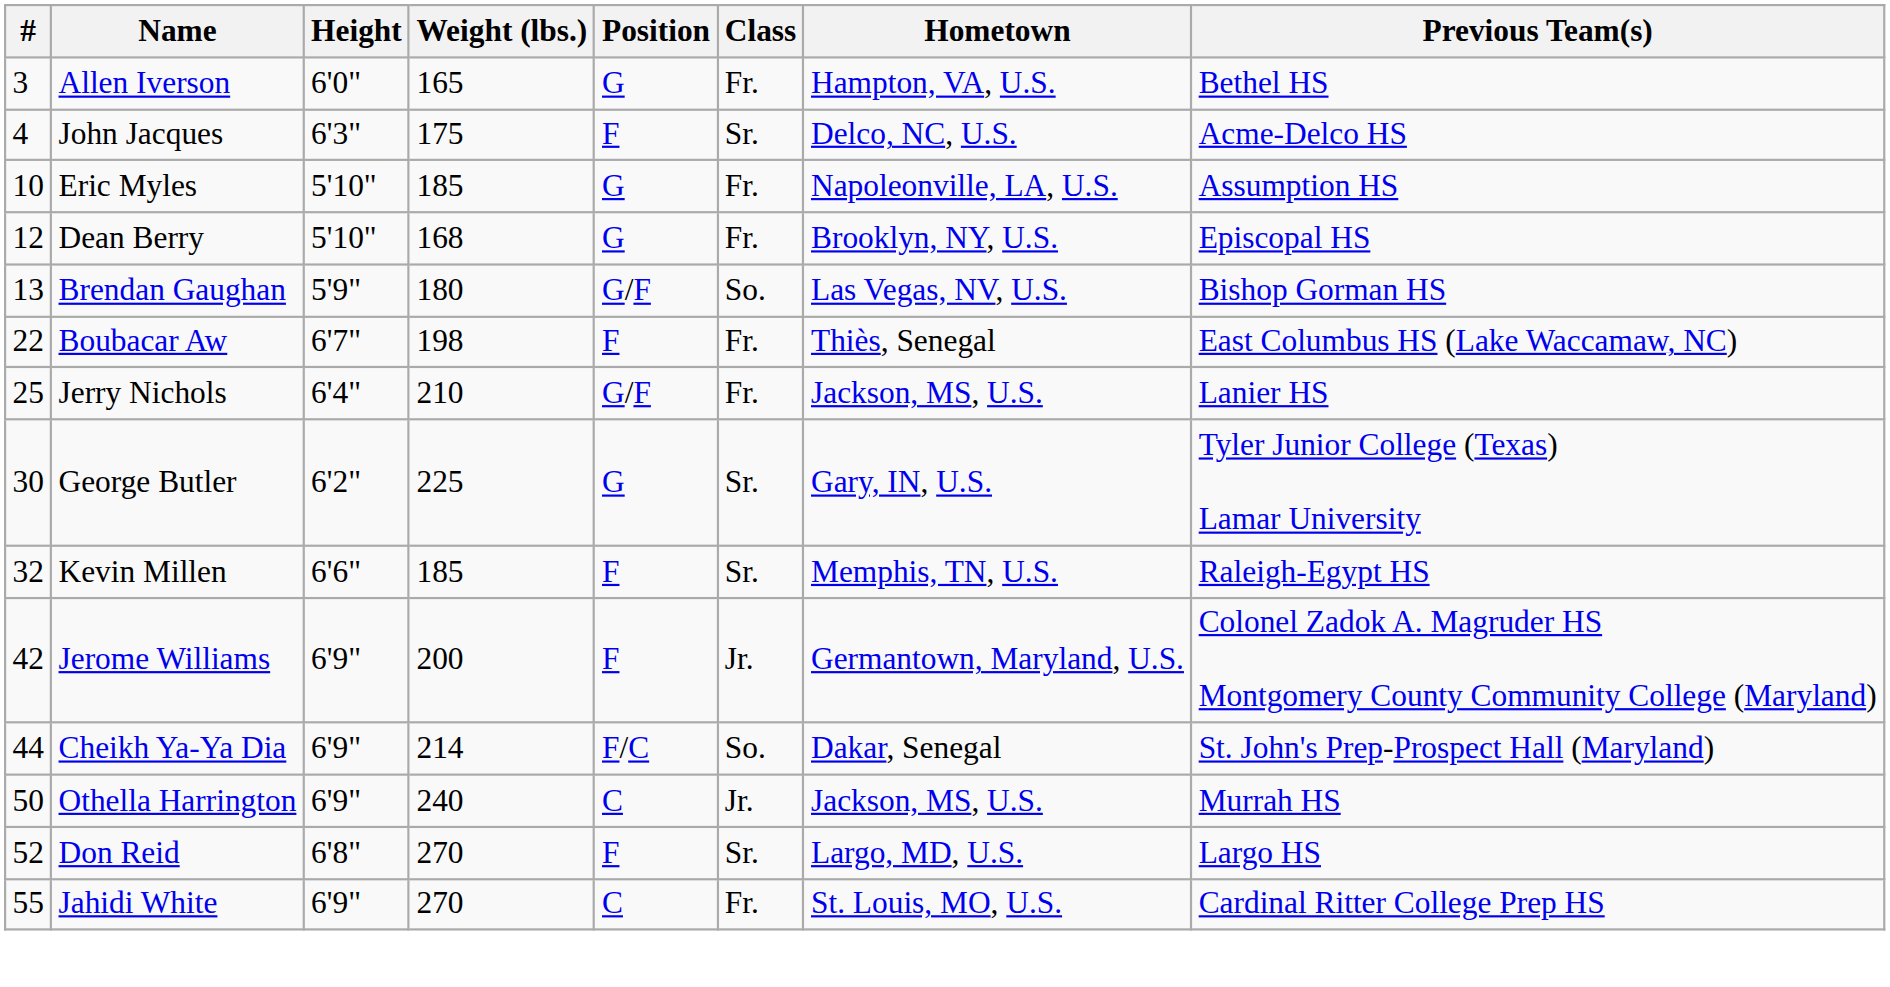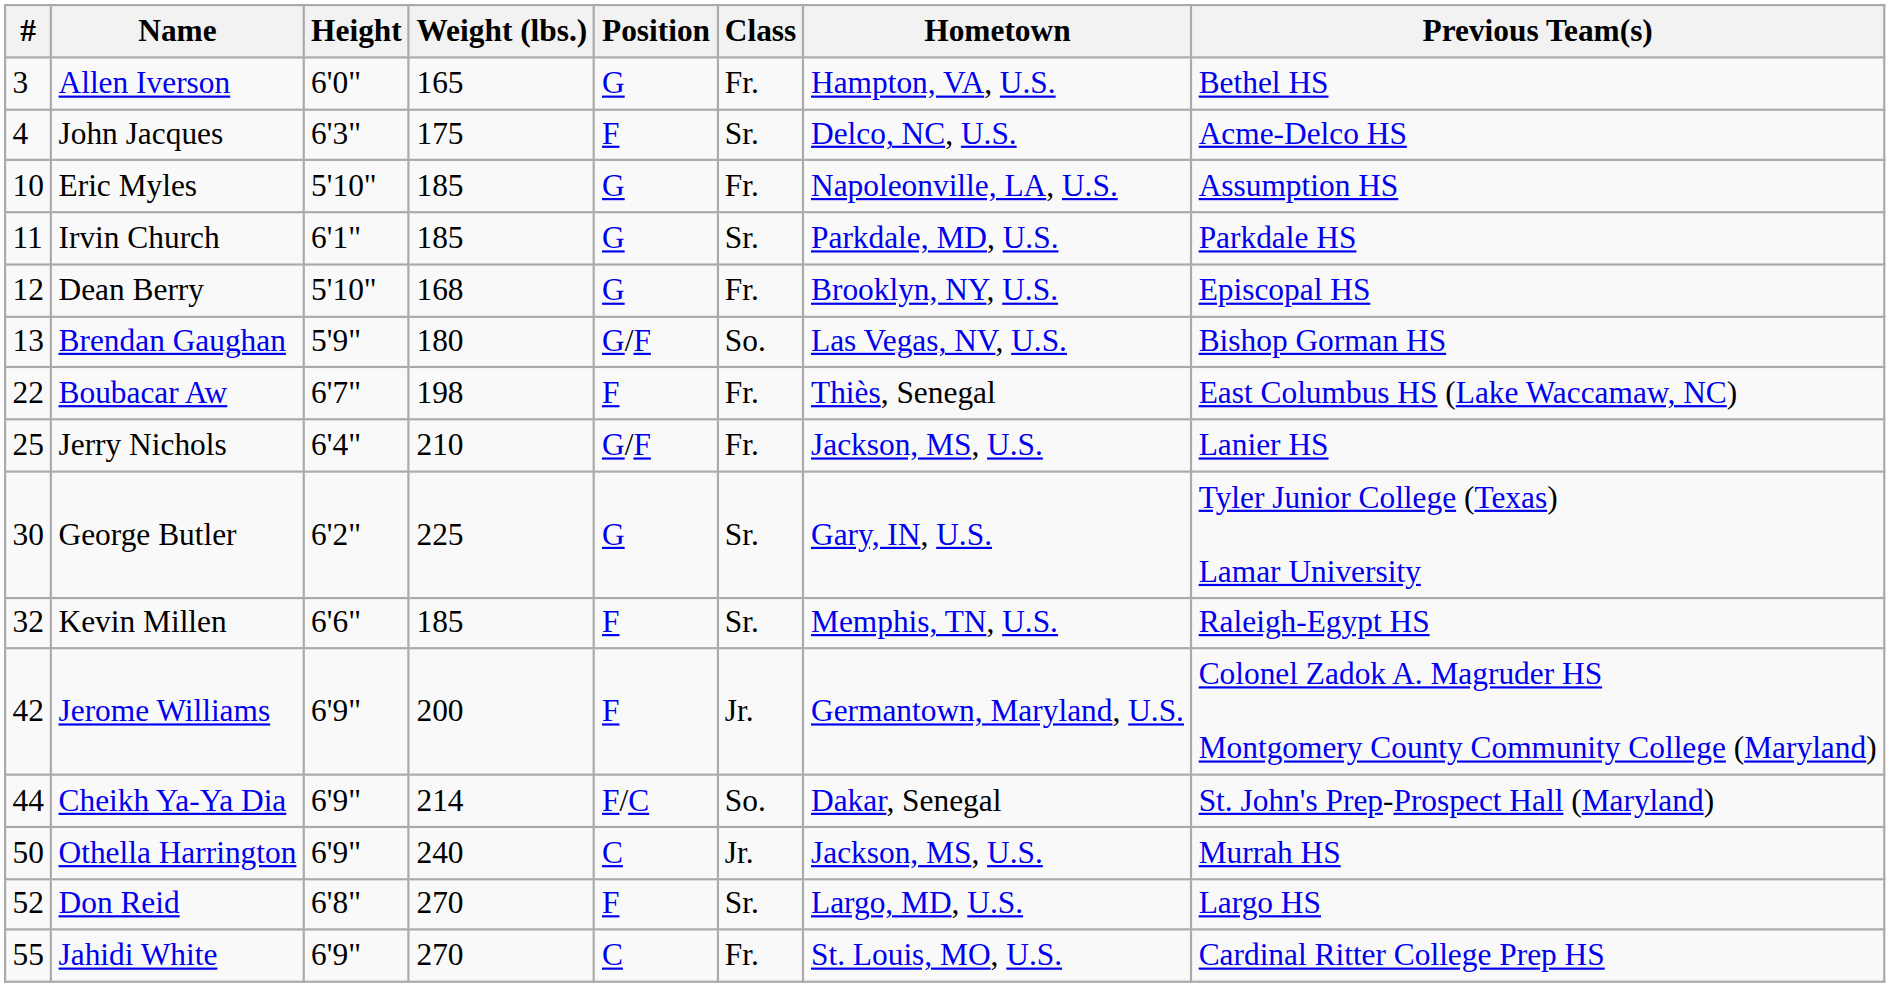+ row: (139, 237)
